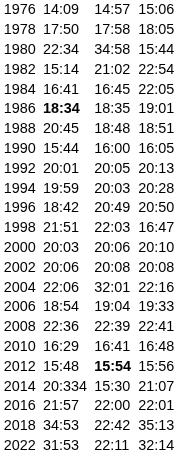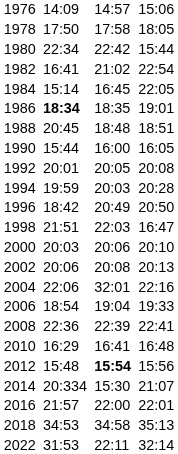(112, 49) 34:58 -> (112, 49) 22:42
(61, 69) 15:14 -> (61, 69) 16:41
(61, 89) 16:41 -> (61, 89) 15:14
(156, 168) 20:13 -> (156, 168) 20:08
(156, 267) 20:08 -> (156, 267) 20:13
(112, 425) 22:42 -> (112, 425) 34:58
